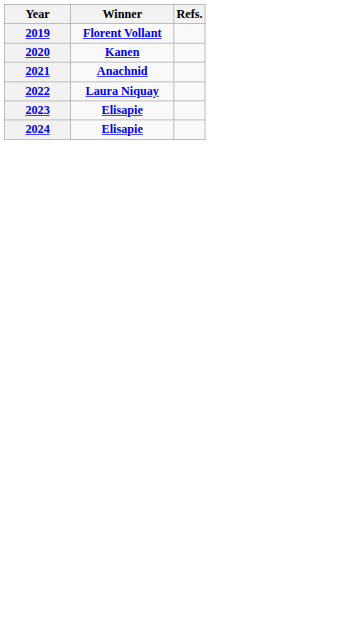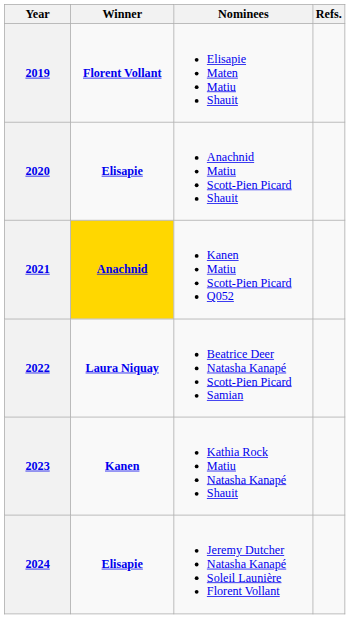+ column: (243, 14)
(122, 52) Kanen -> (122, 171) Elisapie
(122, 71) no background -> (122, 269) gold background
(122, 110) Elisapie -> (122, 466) Kanen
